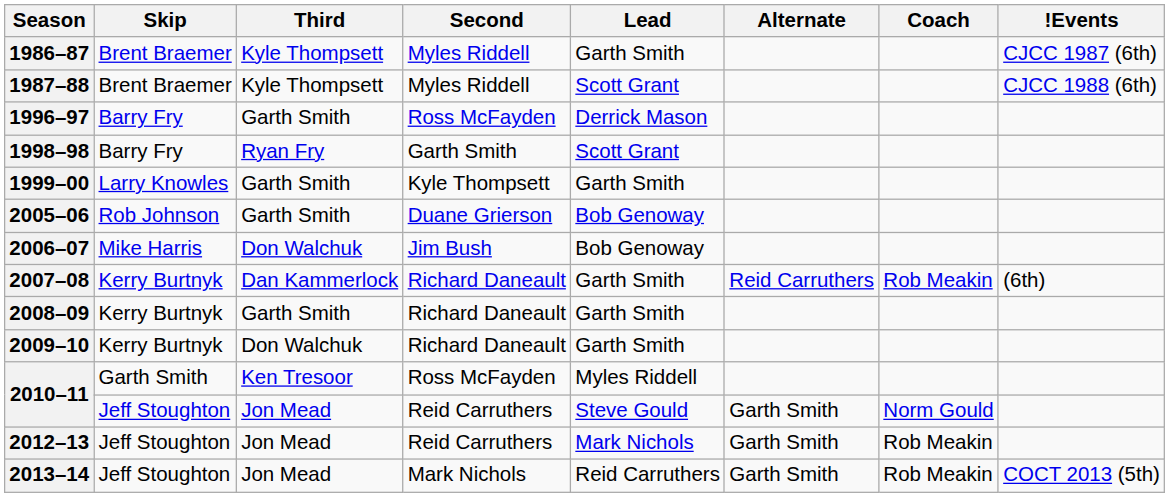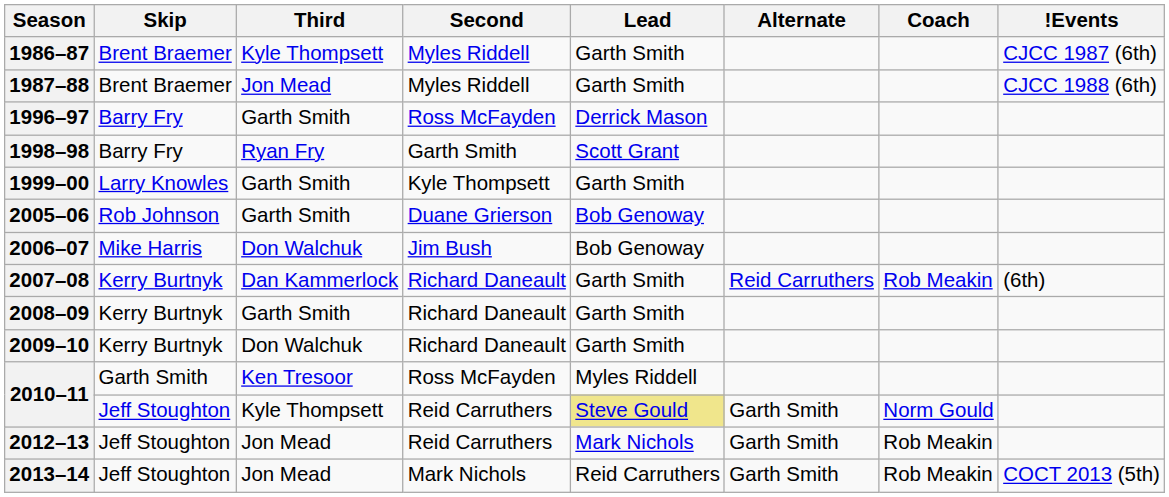(312, 85) Kyle Thompsett -> (286, 85) Jon Mead
(627, 85) Scott Grant -> (630, 85) Garth Smith
(286, 410) Jon Mead -> (312, 410) Kyle Thompsett
(632, 410) no background -> (632, 410) khaki background
